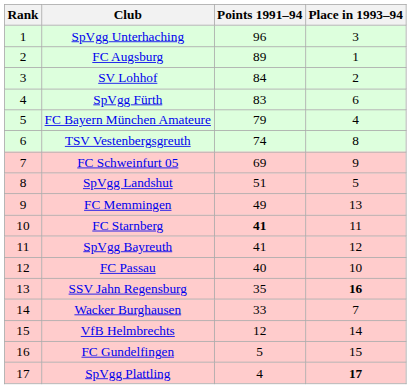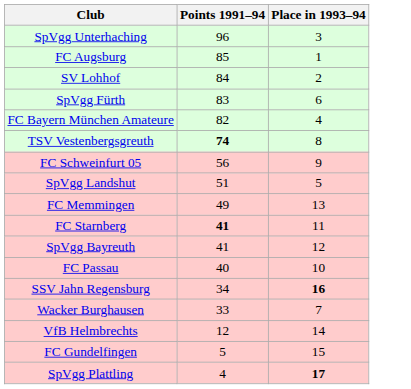- column: (23, 15)
(260, 57) 89 -> (223, 57) 85
(260, 120) 79 -> (223, 120) 82
(260, 141) normal -> (223, 141) bold
(260, 162) 69 -> (223, 162) 56
(260, 288) 35 -> (223, 288) 34
